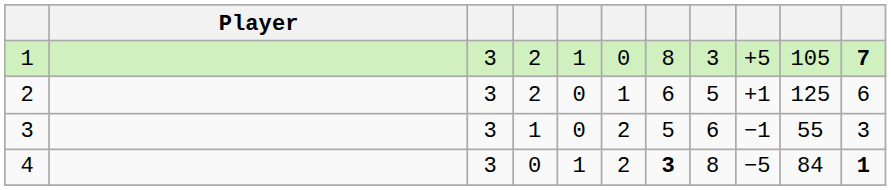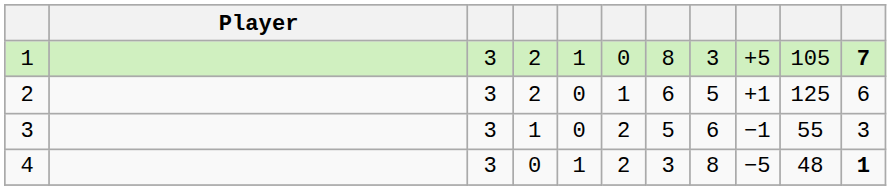(668, 167) bold -> (668, 167) normal
(810, 167) 84 -> (810, 167) 48
